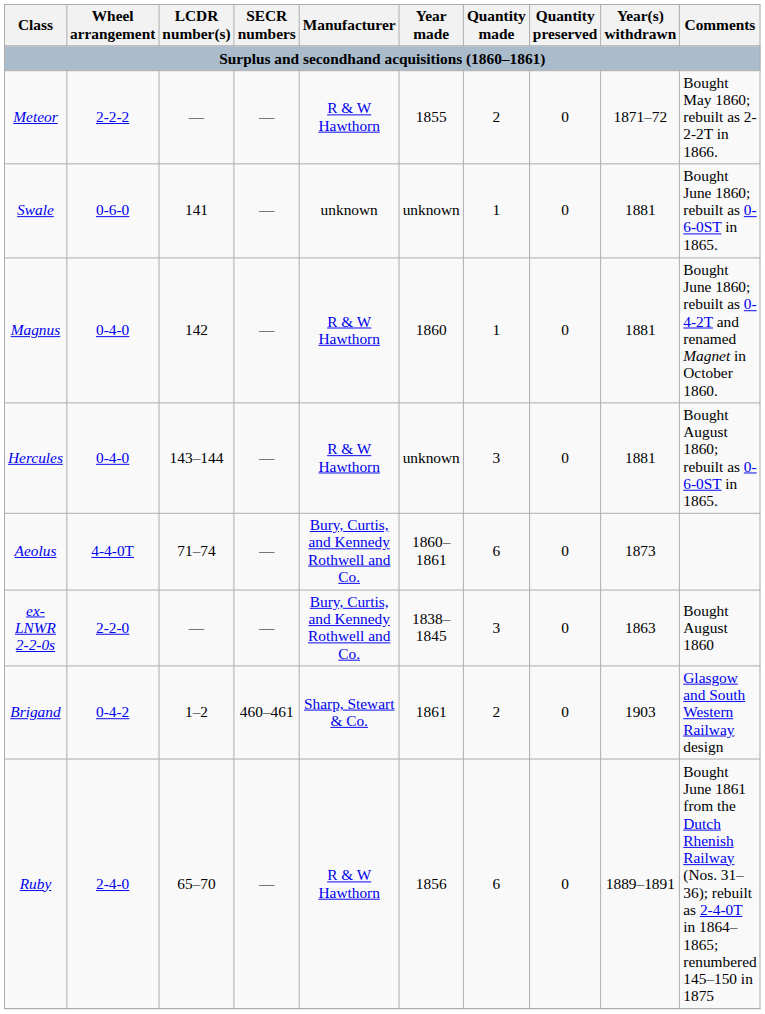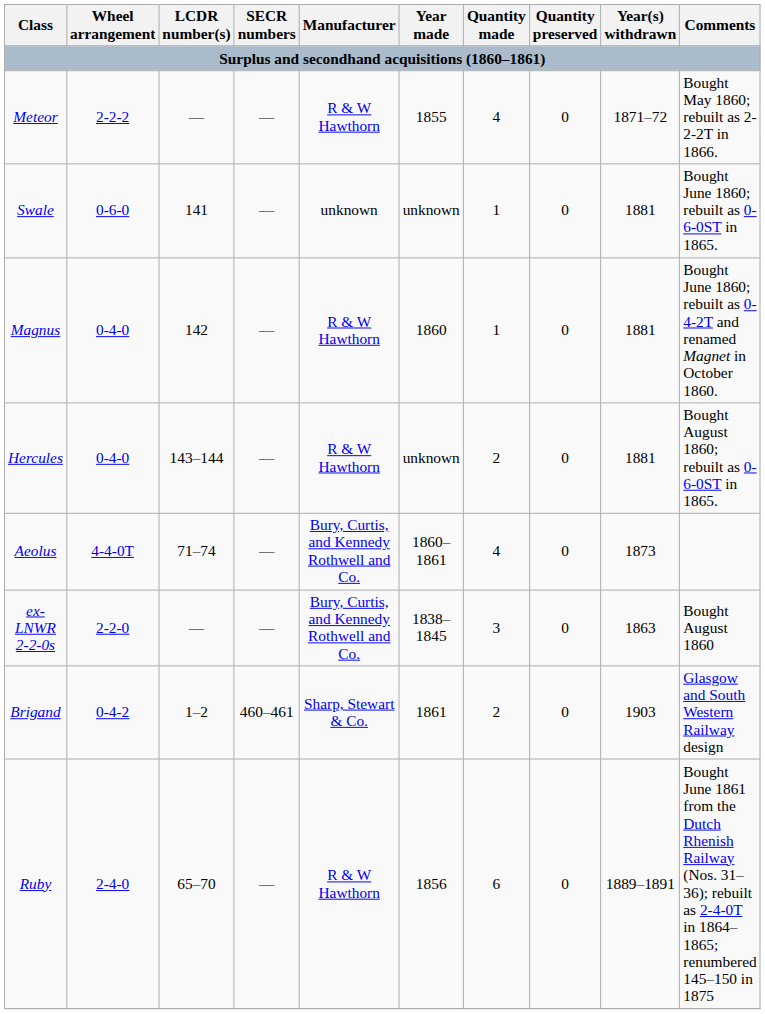(496, 117) 2 -> (496, 117) 4
(496, 458) 3 -> (496, 458) 2
(496, 551) 6 -> (496, 551) 4
